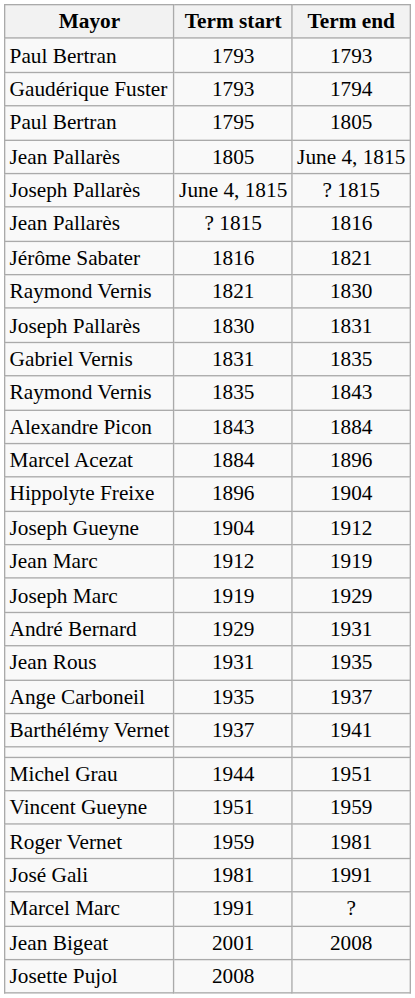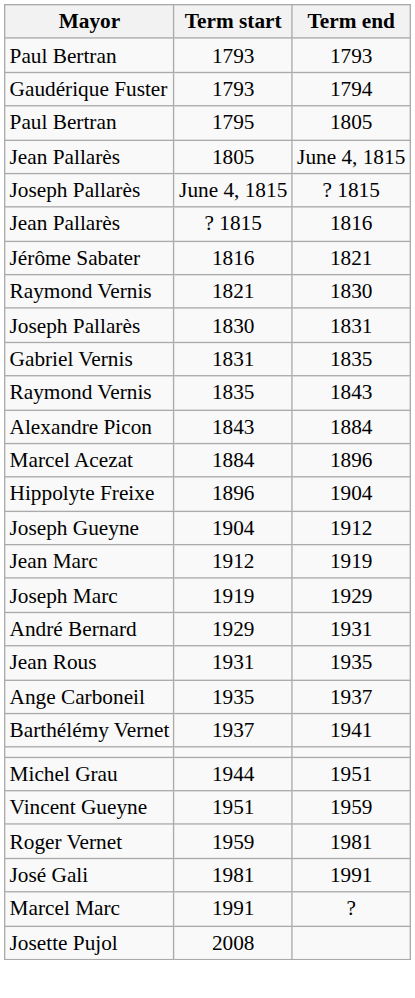- row: (233, 942)
